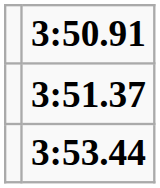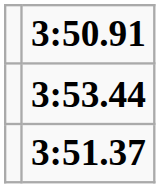rows swapped: (88, 93) <-> (88, 152)
